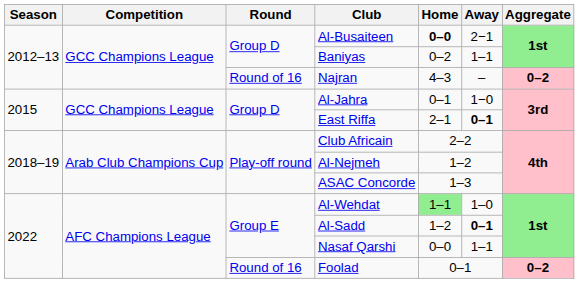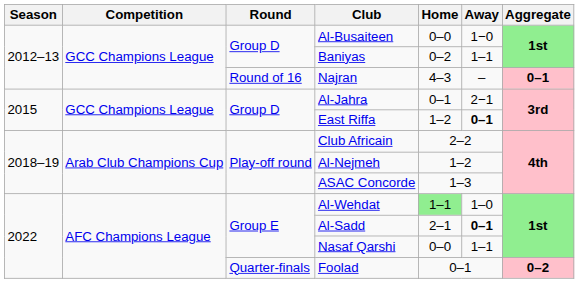(440, 36) bold -> (440, 36) normal
(482, 36) 2−1 -> (482, 36) 1−0
(538, 78) 0–2 -> (538, 78) 0–1
(482, 99) 1−0 -> (482, 99) 2−1
(440, 120) 2–1 -> (440, 120) 1–2
(440, 225) 1–2 -> (440, 225) 2–1
(266, 267) Round of 16 -> (270, 267) Quarter-finals
